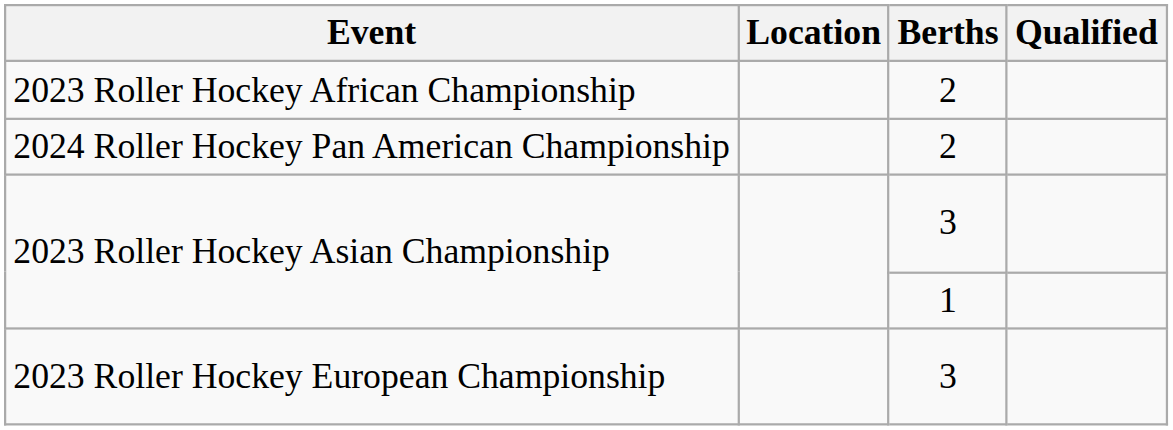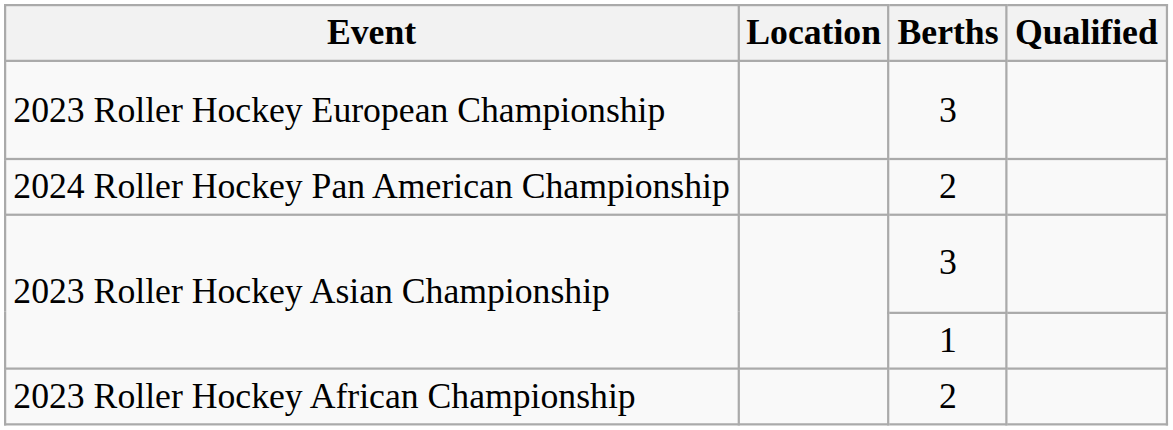rows swapped: (324, 89) <-> (339, 375)
